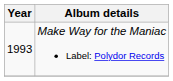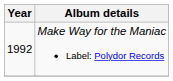(20, 49) 1993 -> (20, 49) 1992
